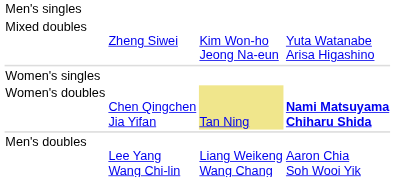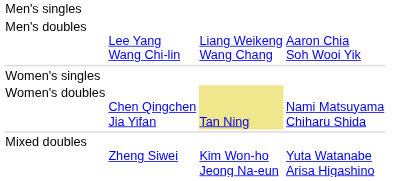rows swapped: (46, 142) <-> (46, 26)
(338, 114) bold -> (335, 114) normal
